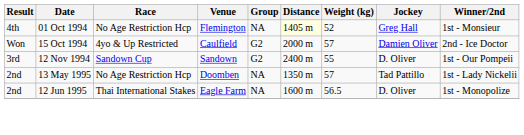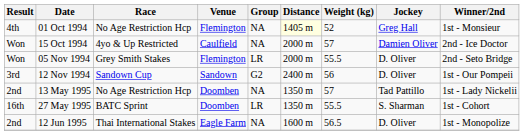(257, 43) G2 -> (258, 43) NA
+ row: (64, 59)
(329, 59) 55 -> (329, 75) 56
+ row: (65, 106)
